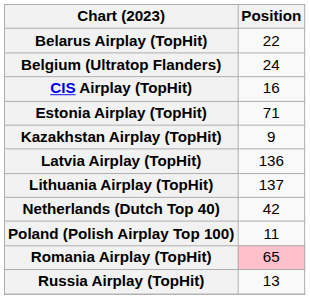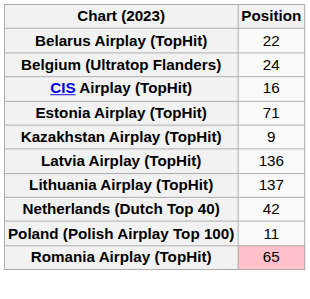- row: (121, 281)
